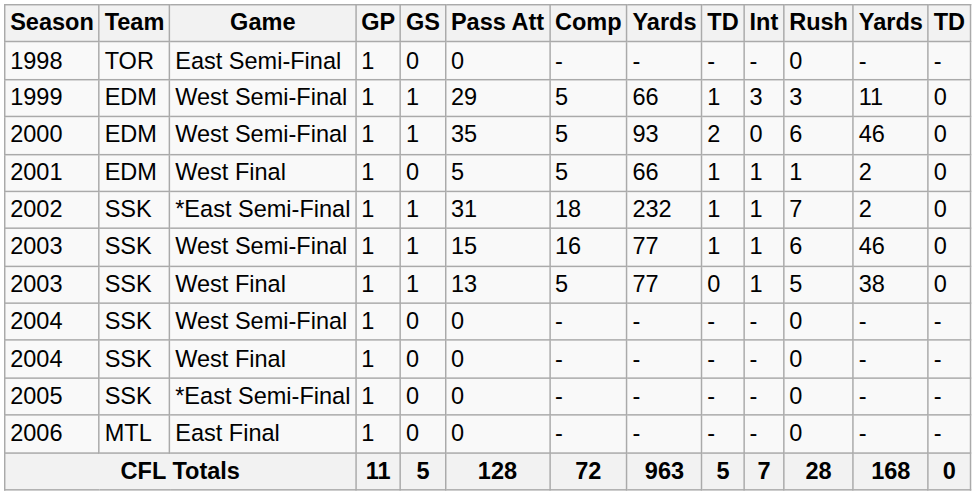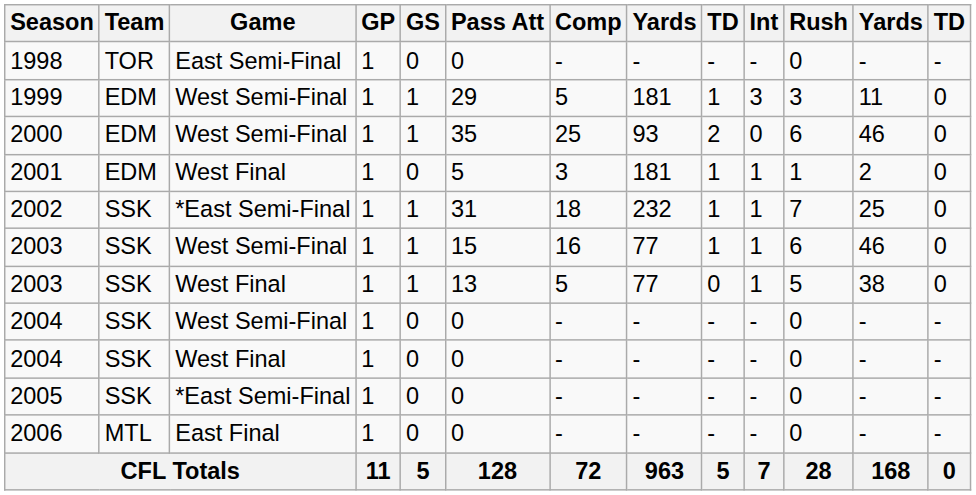(646, 97) 66 -> (652, 97) 181
(562, 135) 5 -> (568, 135) 25
(562, 172) 5 -> (562, 172) 3
(646, 172) 66 -> (652, 172) 181
(865, 209) 2 -> (872, 209) 25
